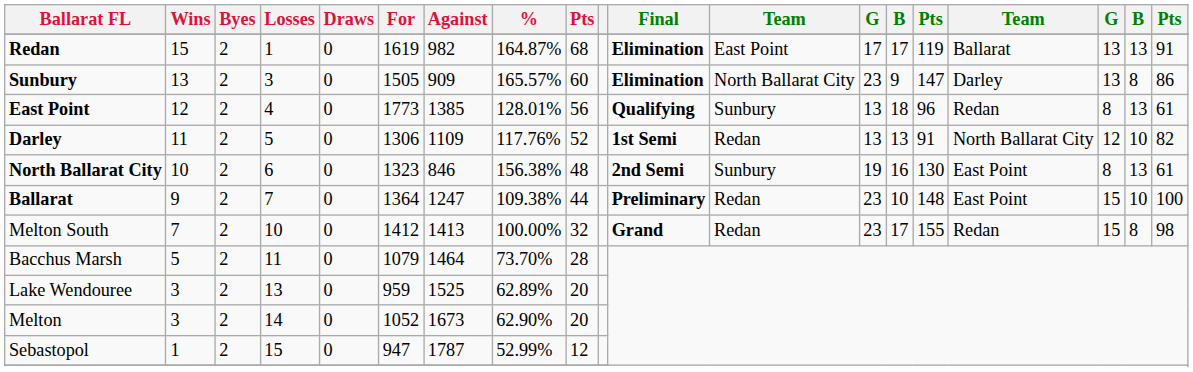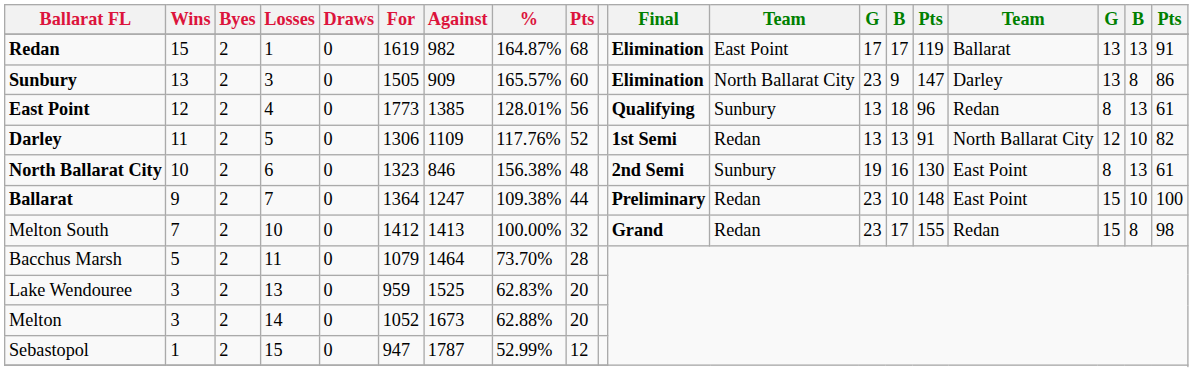(524, 289) 62.89% -> (524, 289) 62.83%
(524, 319) 62.90% -> (524, 319) 62.88%
